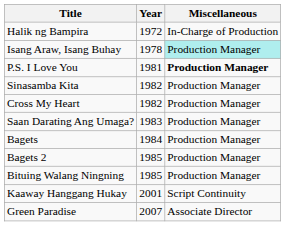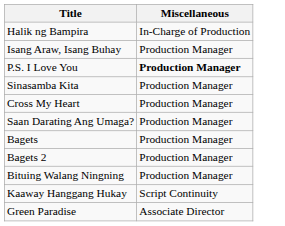- column: (151, 13)
(214, 49) paleturquoise background -> (186, 49) no background
